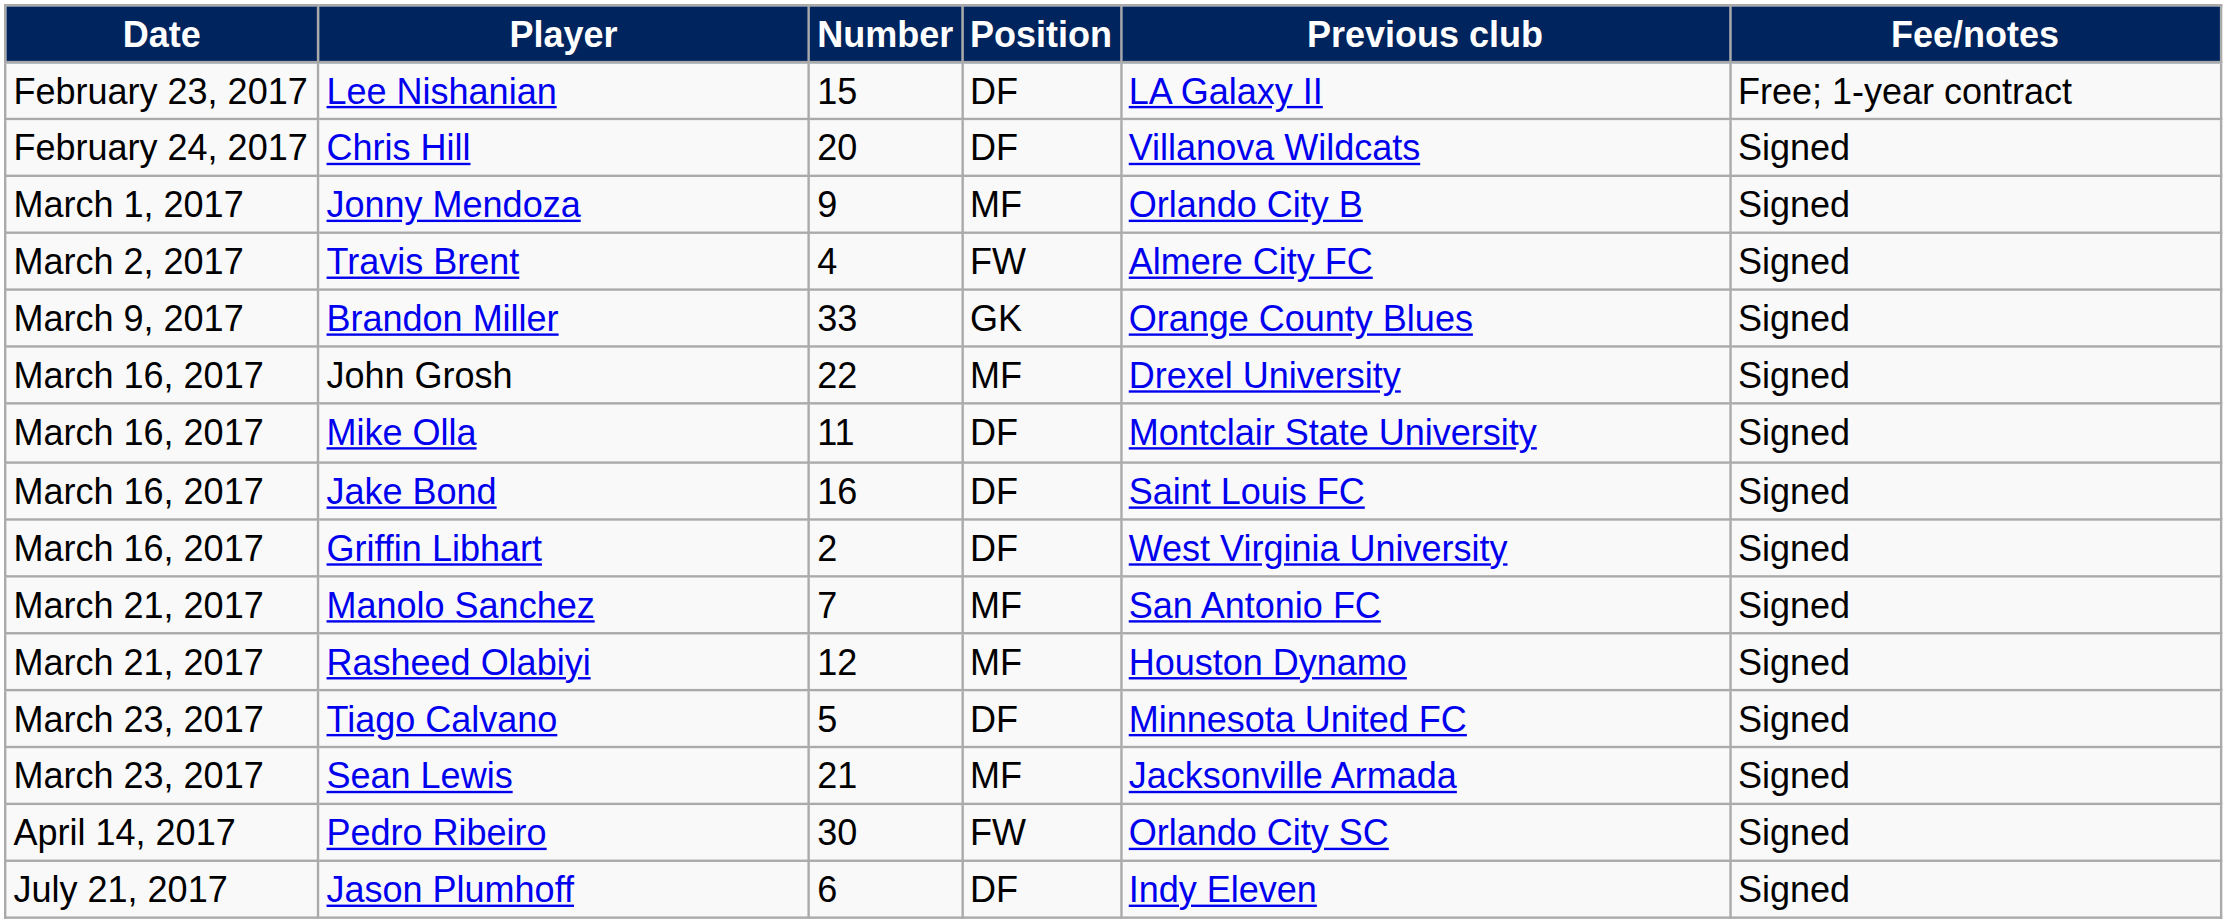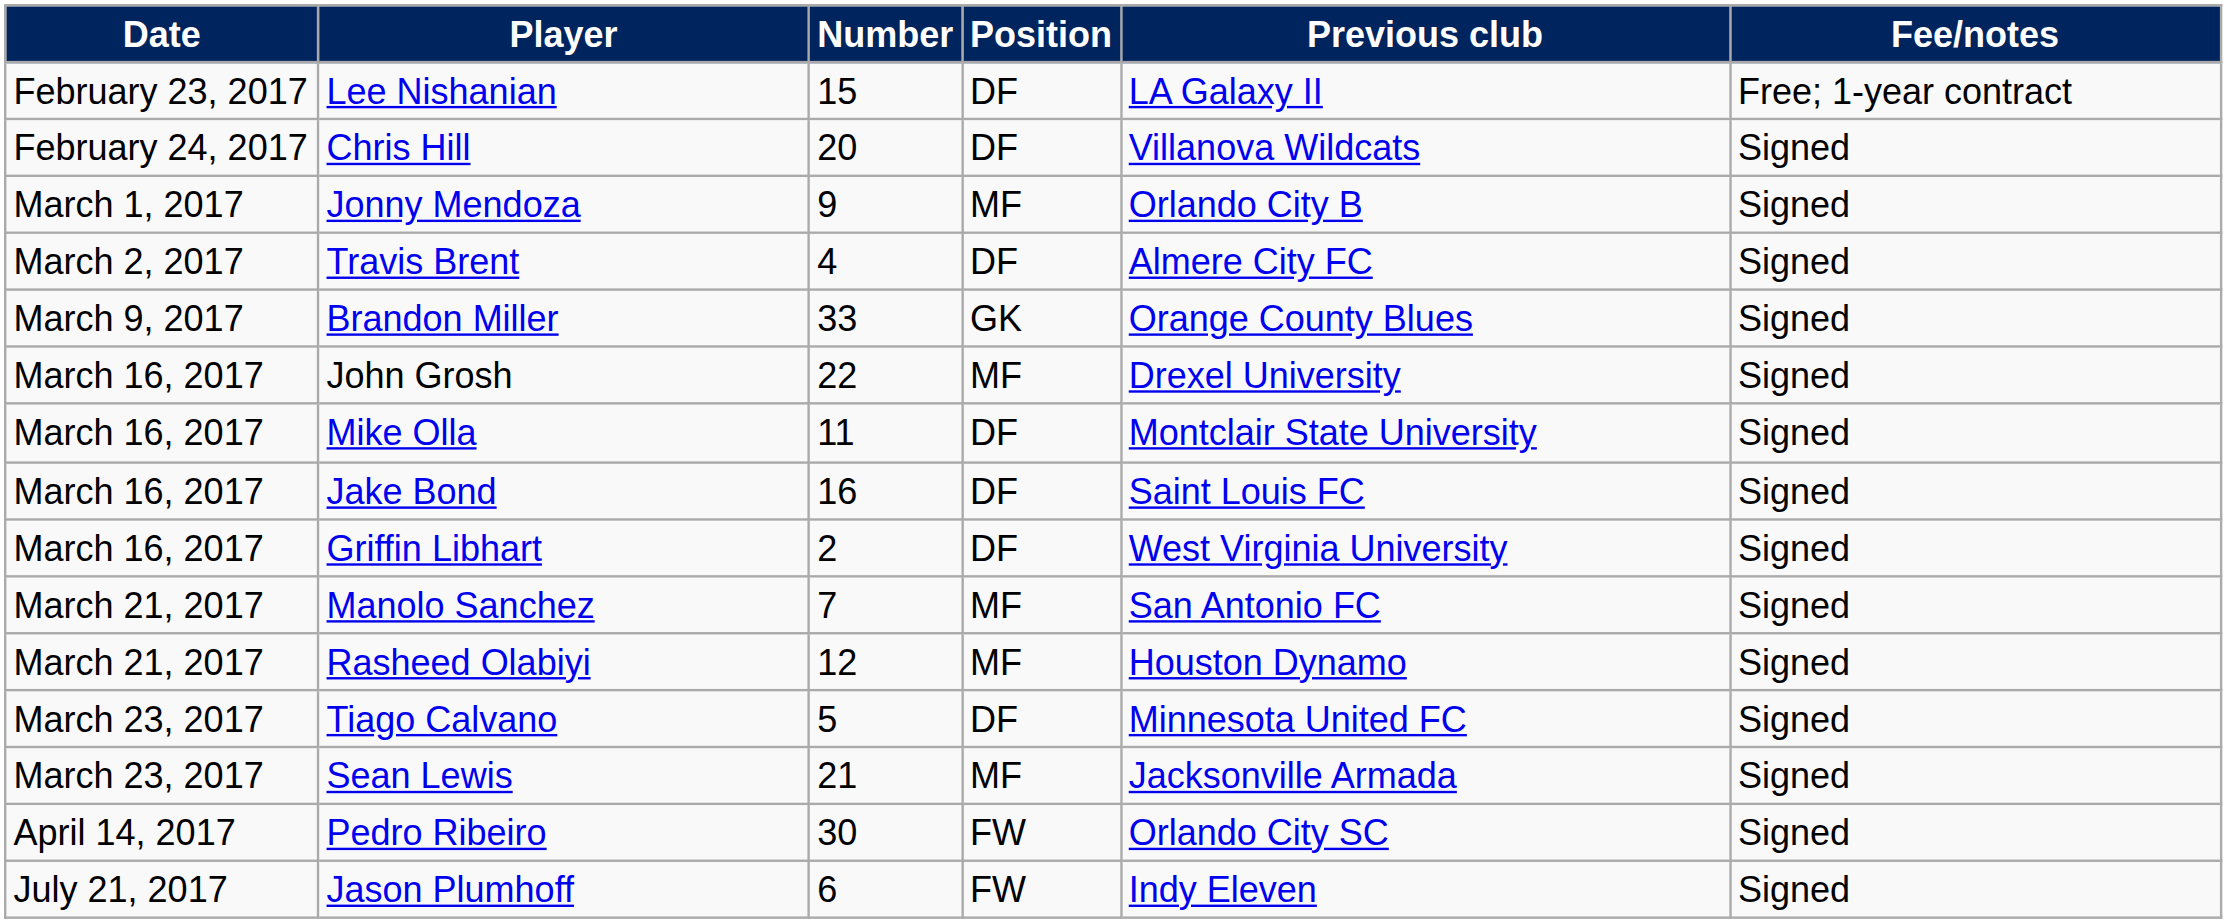(998, 262) FW -> (994, 262) DF
(994, 889) DF -> (998, 889) FW
